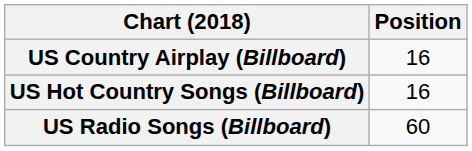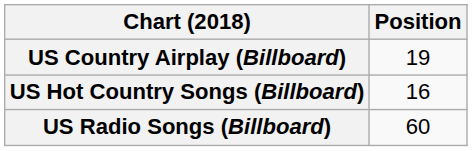(418, 57) 16 -> (418, 57) 19
